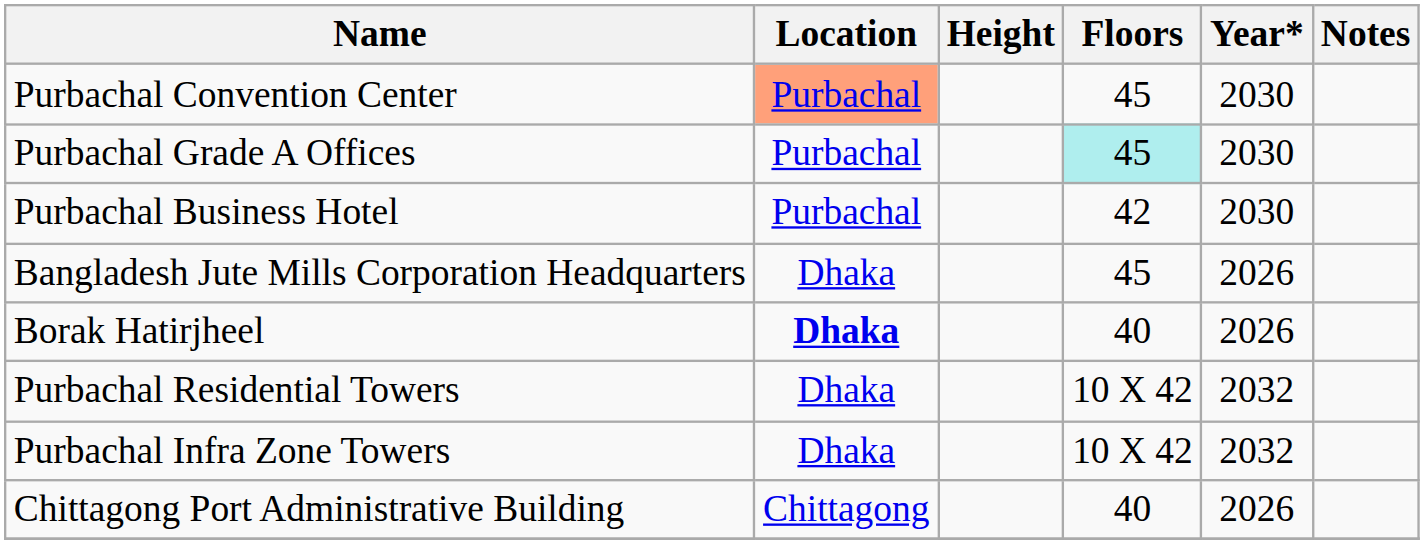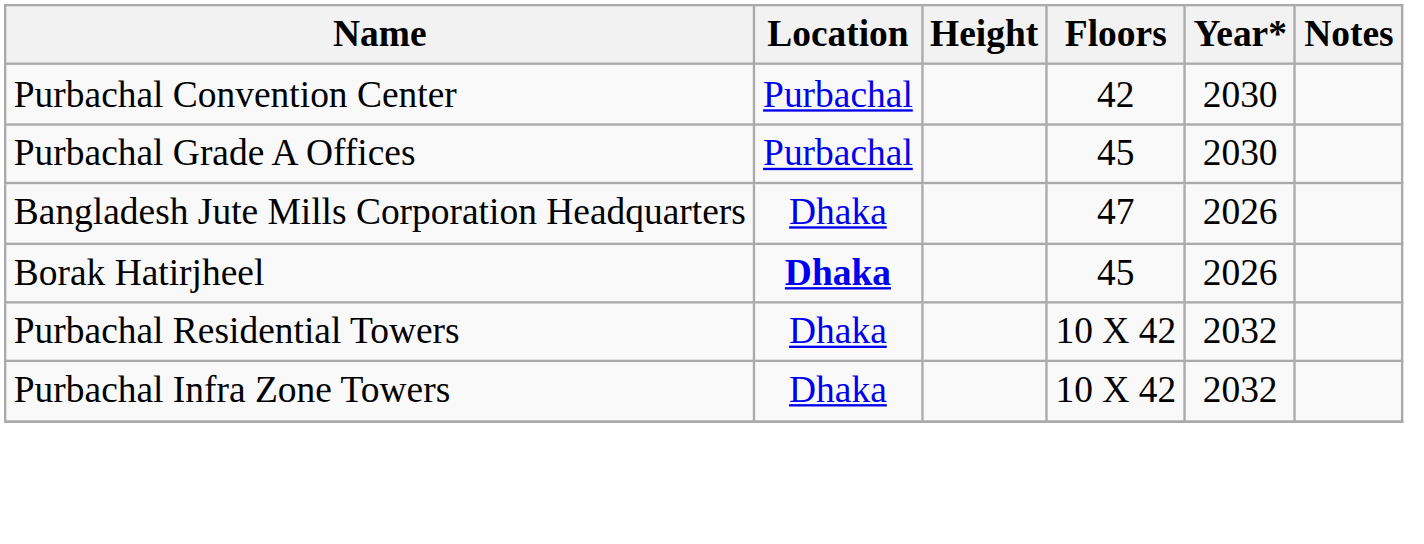(846, 93) lightsalmon background -> (838, 93) no background
(1132, 93) 45 -> (1116, 93) 42
(1132, 152) paleturquoise background -> (1116, 152) no background
- row: (206, 212)
(1132, 271) 45 -> (1116, 212) 47
(1132, 331) 40 -> (1116, 271) 45
- row: (319, 509)
